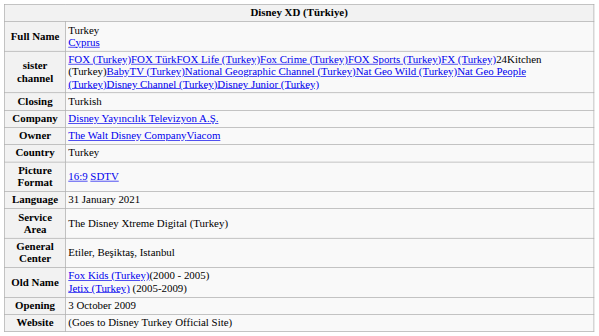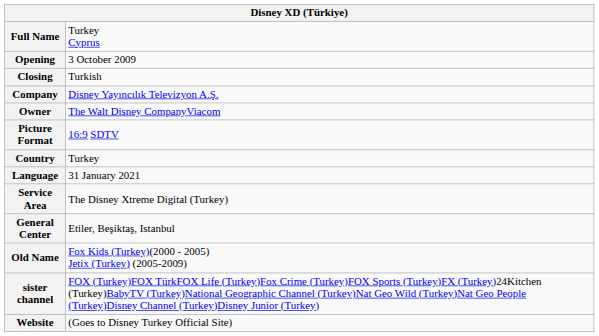rows swapped: (35, 305) <-> (35, 72)
rows swapped: (35, 176) <-> (35, 153)
